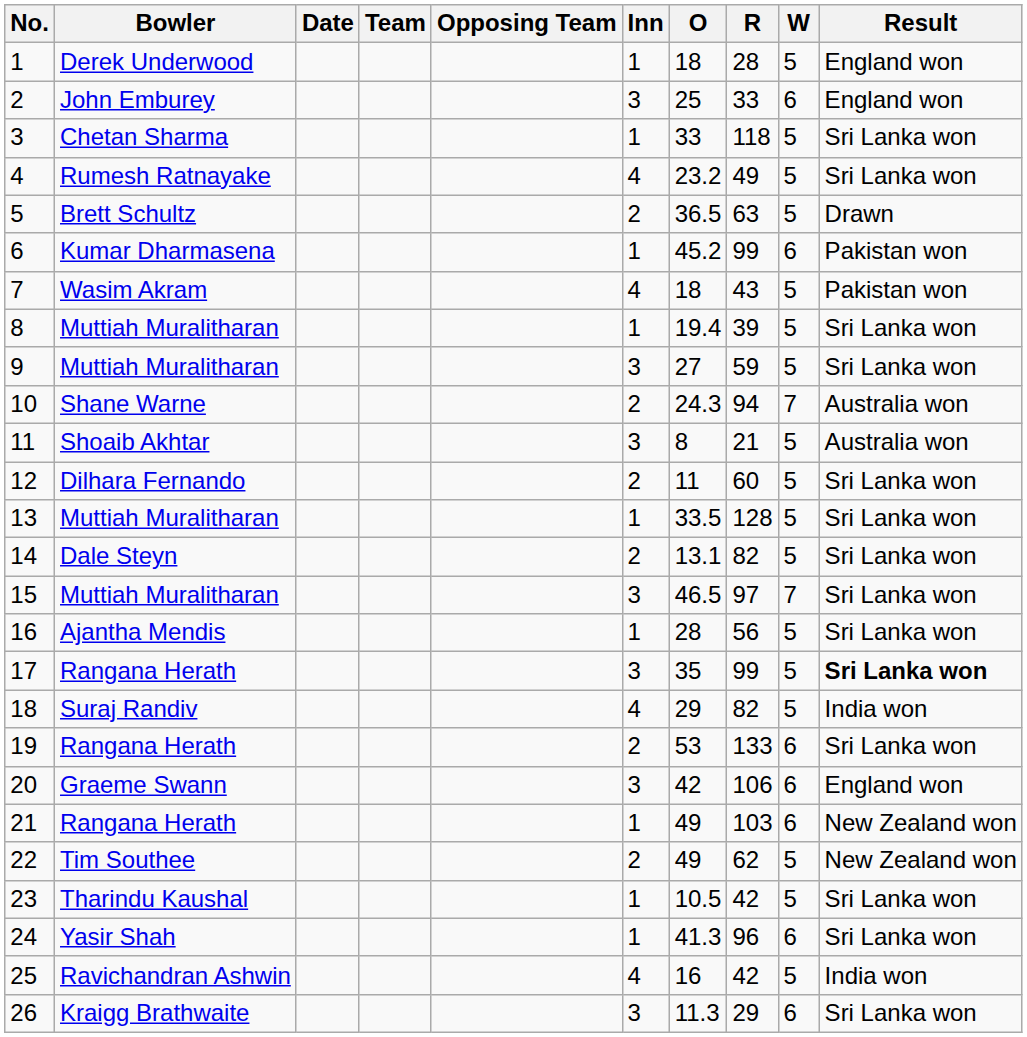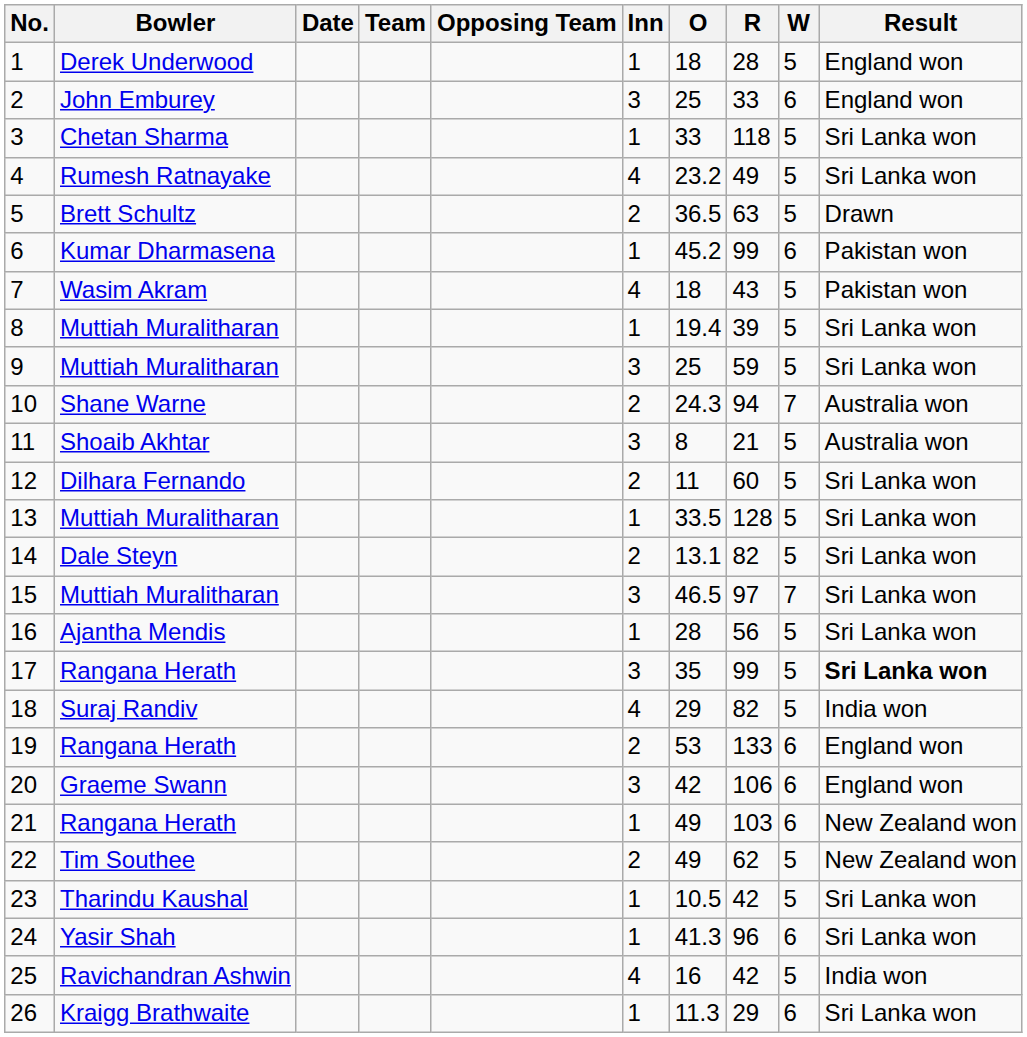(688, 366) 27 -> (688, 366) 25
(901, 746) Sri Lanka won -> (894, 746) England won
(634, 1013) 3 -> (634, 1013) 1
